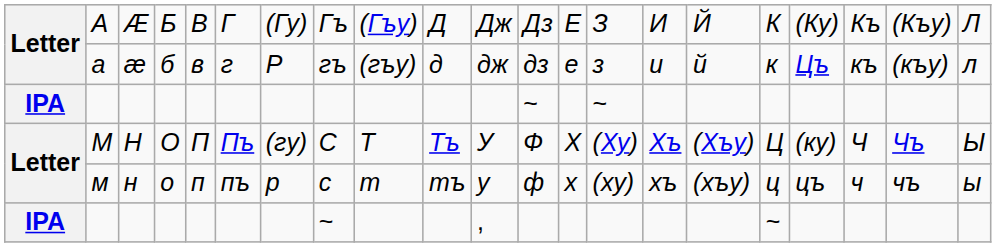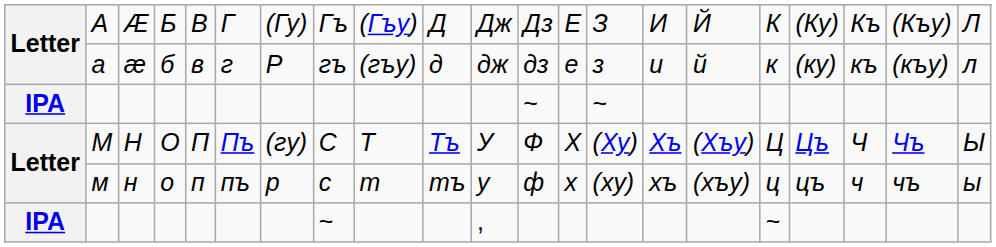(812, 63) Цъ -> (816, 63) (ку)
(816, 143) (ку) -> (812, 143) Цъ
